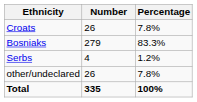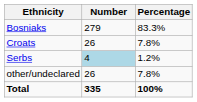rows swapped: (26, 43) <-> (21, 27)
(87, 58) no background -> (87, 58) lightblue background
